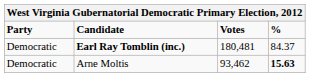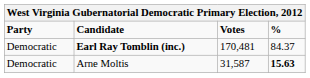(238, 47) 180,481 -> (238, 47) 170,481
(235, 64) 93,462 -> (235, 64) 31,587
